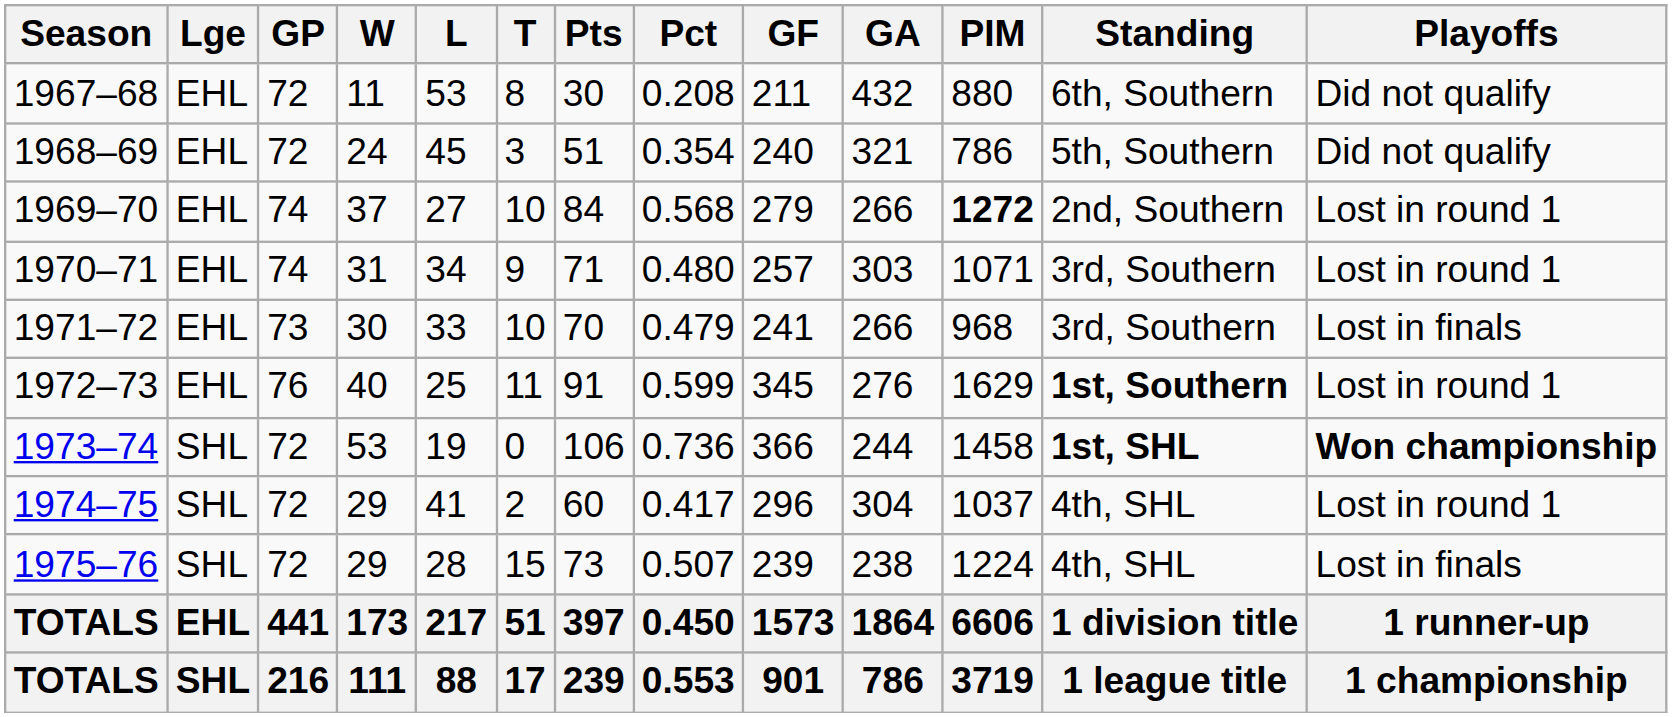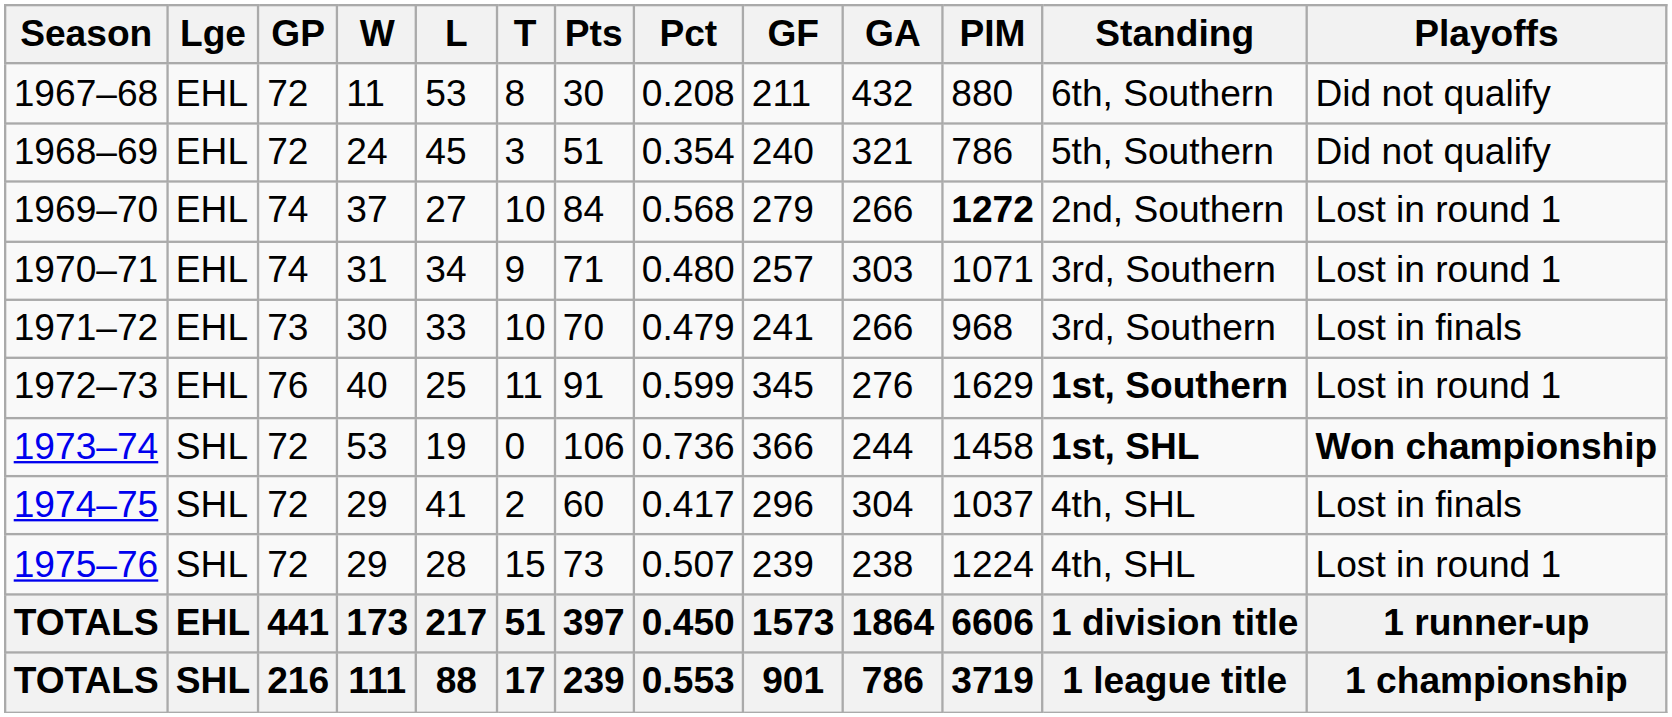(1438, 504) Lost in round 1 -> (1419, 504) Lost in finals
(1419, 563) Lost in finals -> (1438, 563) Lost in round 1
